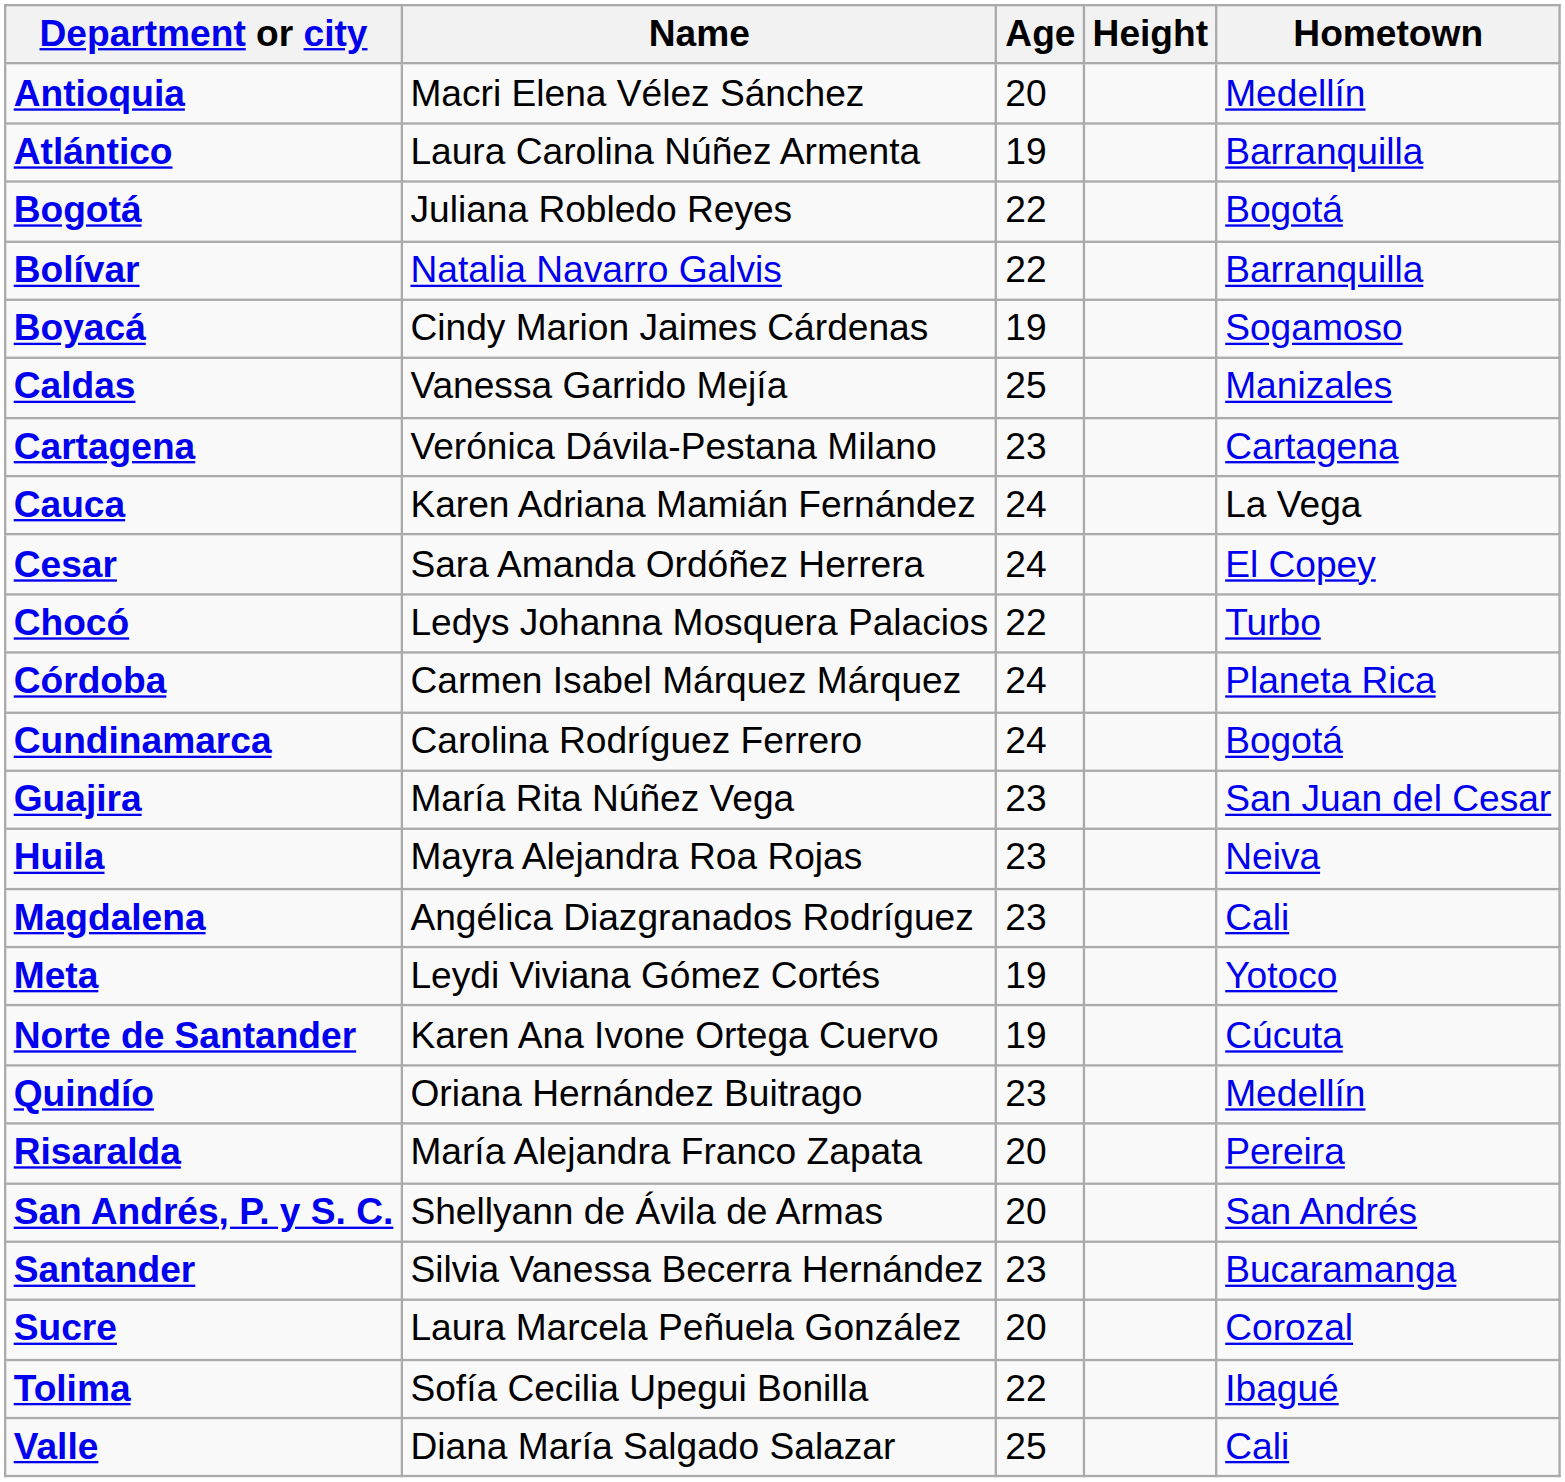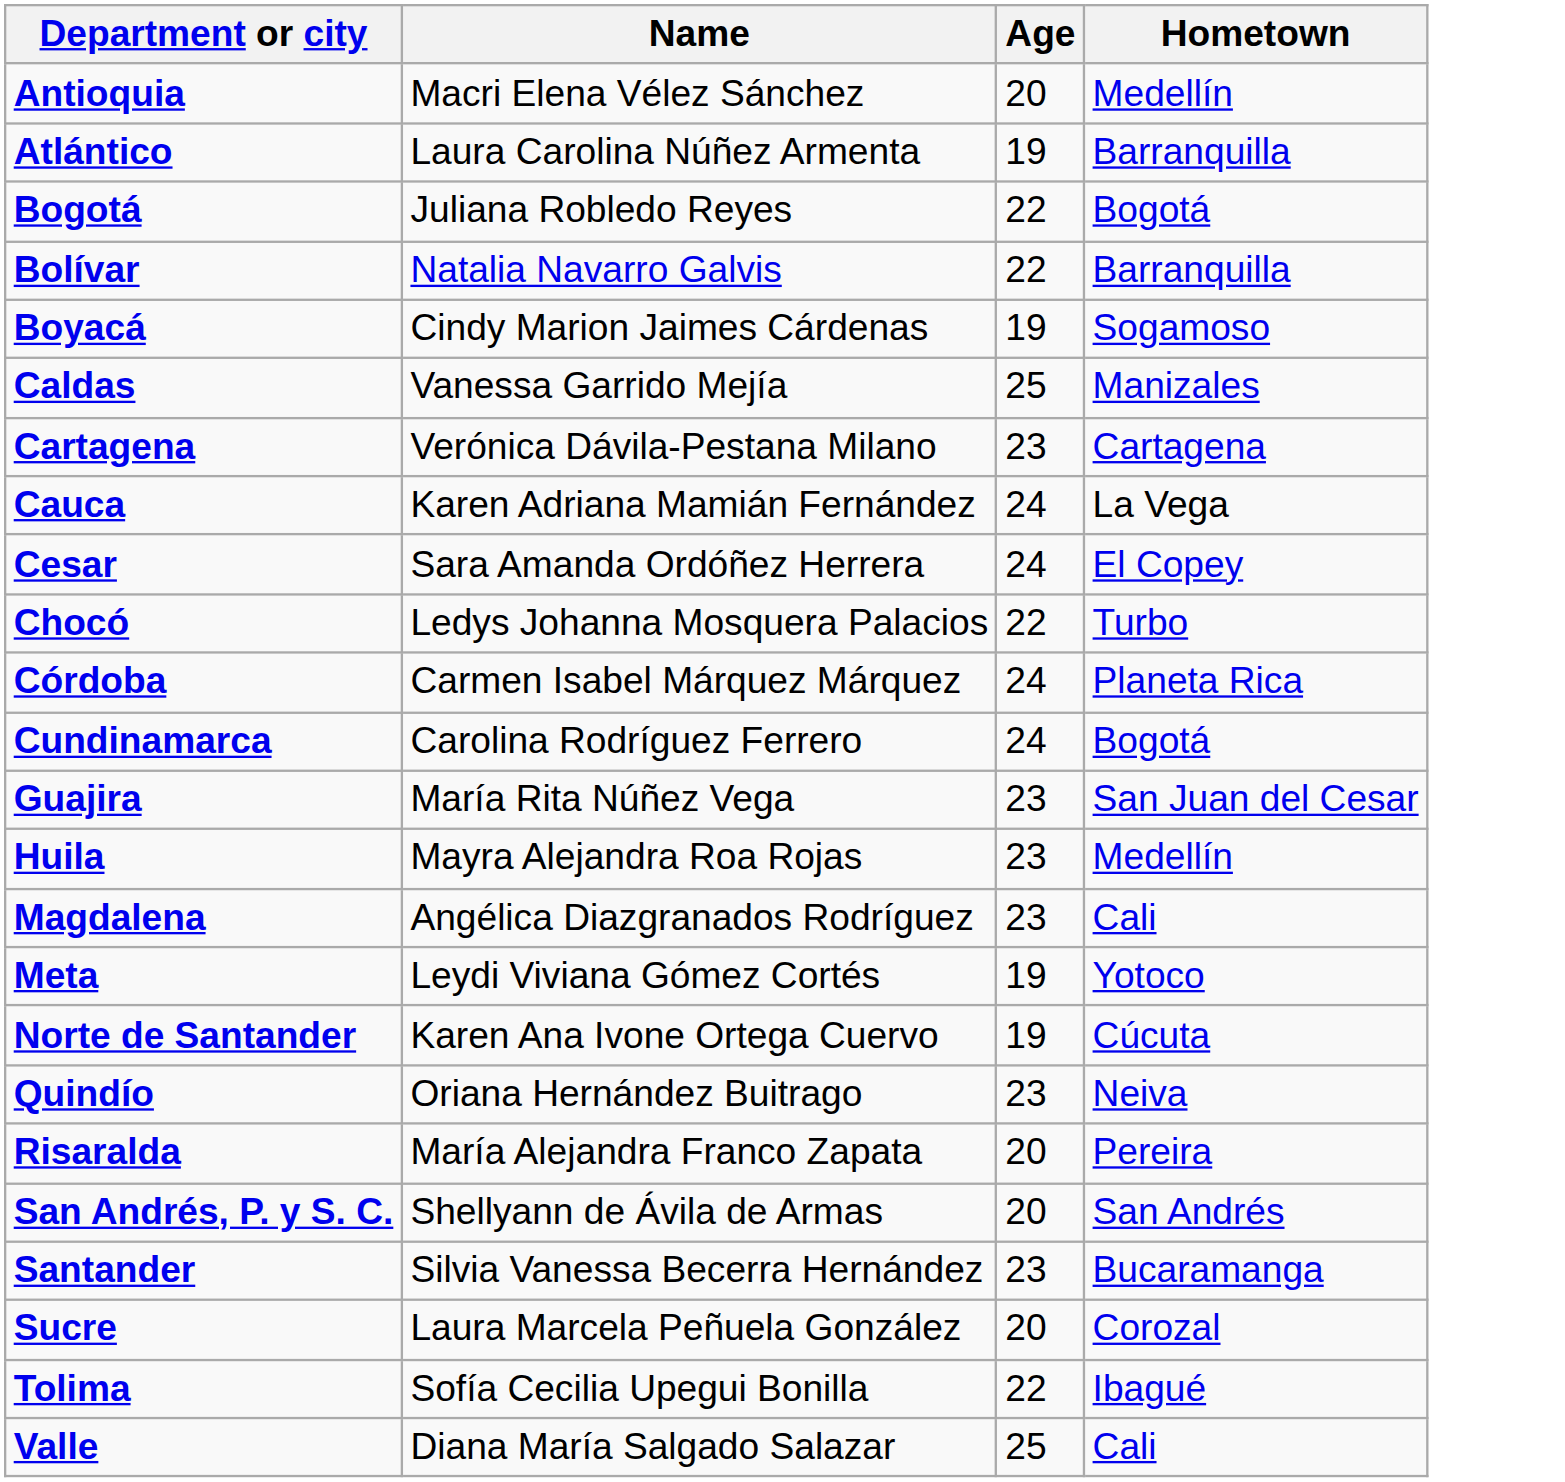- column: (1150, 33)
(1273, 858) Neiva -> (1163, 858) Medellín
(1295, 1093) Medellín -> (1140, 1093) Neiva
